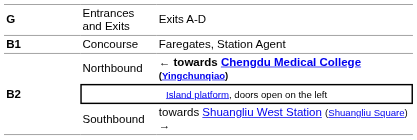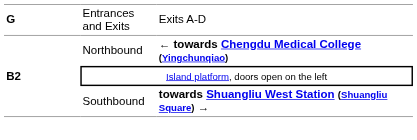- row: (110, 44)
(283, 119) normal -> (273, 101) bold
